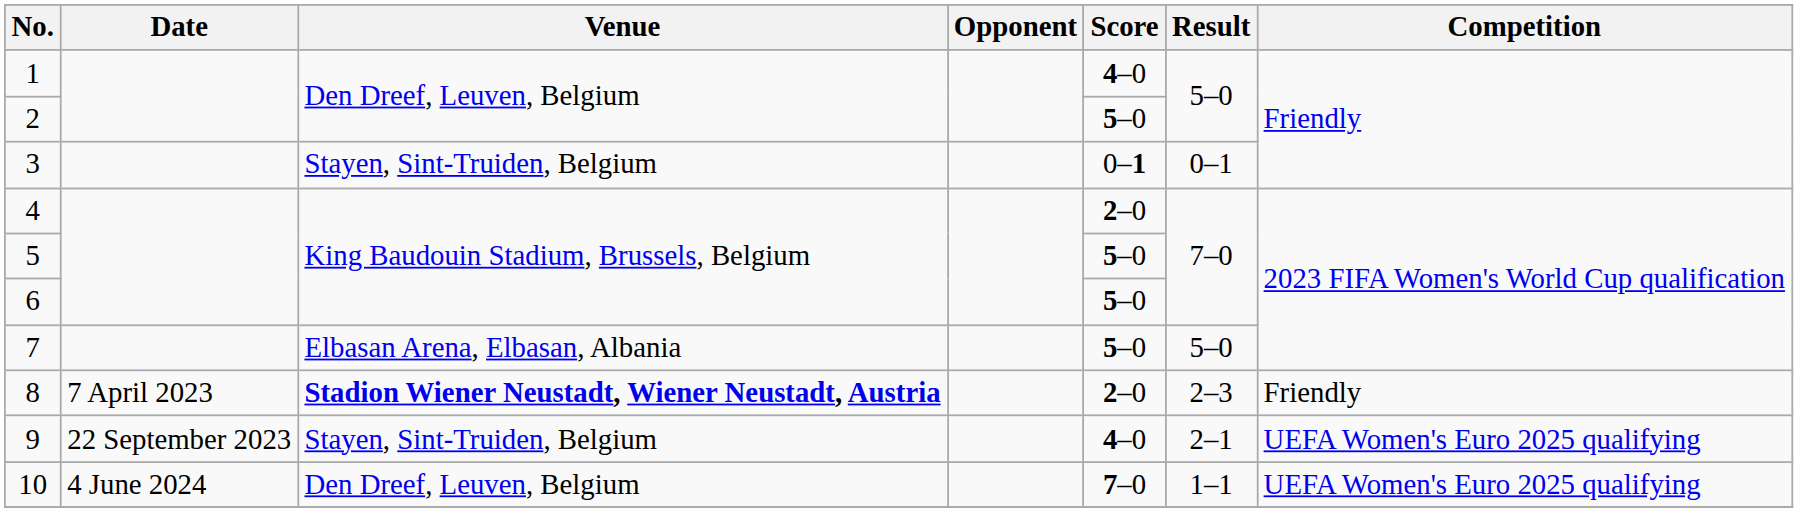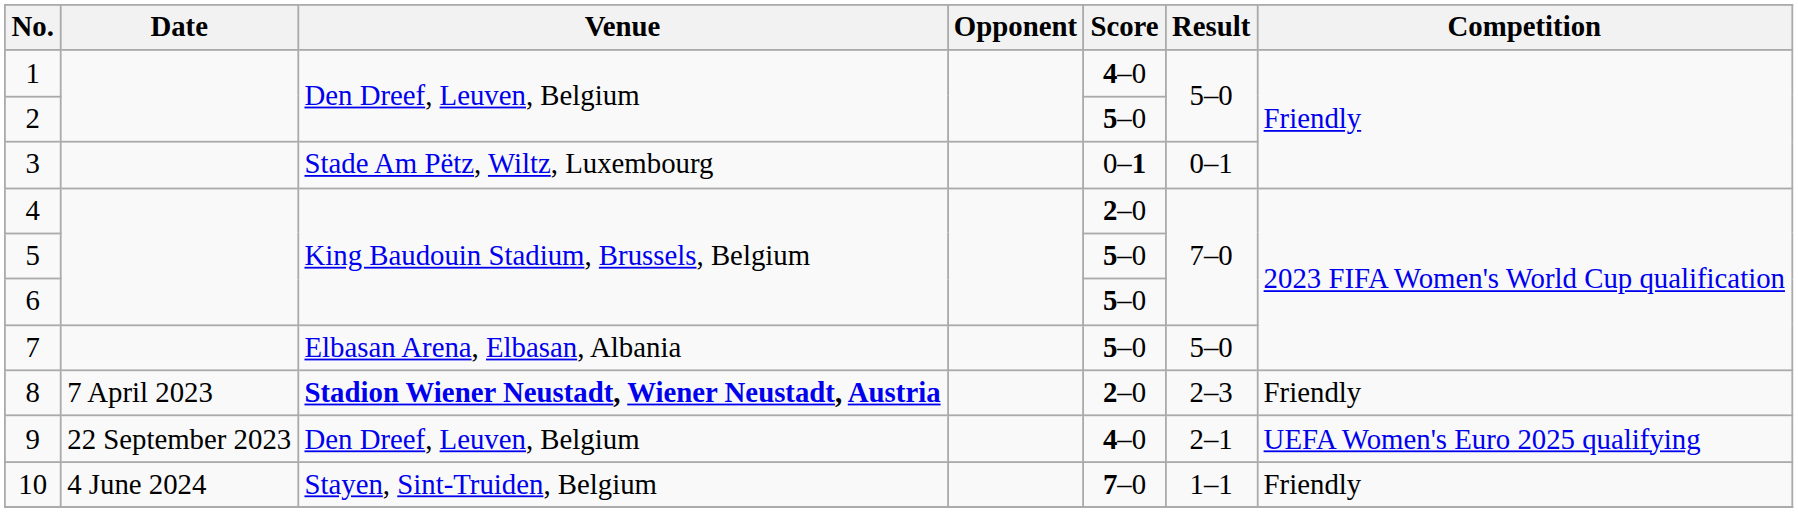(481, 164) Stayen, Sint-Truiden, Belgium -> (509, 164) Stade Am Pëtz, Wiltz, Luxembourg
(481, 438) Stayen, Sint-Truiden, Belgium -> (472, 438) Den Dreef, Leuven, Belgium
(472, 484) Den Dreef, Leuven, Belgium -> (481, 484) Stayen, Sint-Truiden, Belgium
(1482, 484) UEFA Women's Euro 2025 qualifying -> (1312, 484) Friendly
